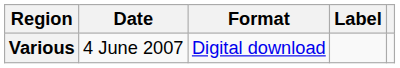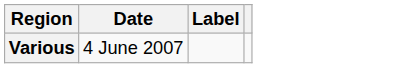- column: (259, 18)
